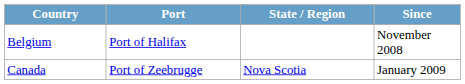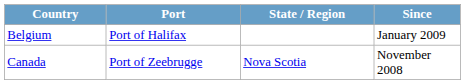(404, 42) November 2008 -> (411, 34) January 2009
(411, 69) January 2009 -> (404, 62) November 2008
